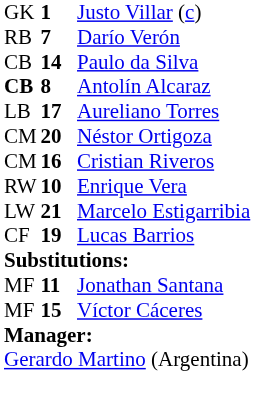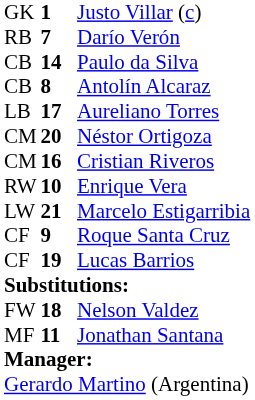(19, 86) bold -> (18, 86) normal
+ row: (153, 235)
+ row: (138, 310)
- row: (140, 310)
